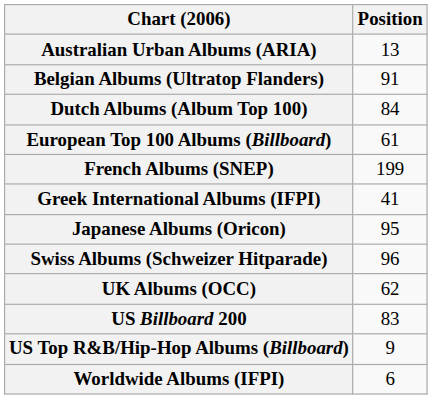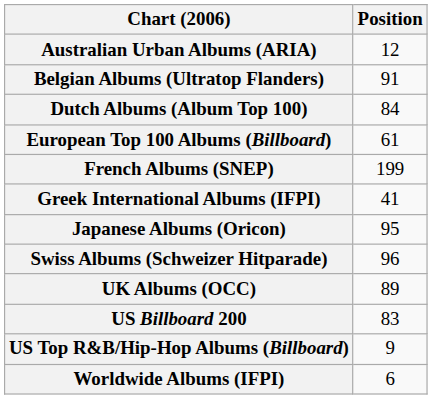(390, 49) 13 -> (390, 49) 12
(390, 288) 62 -> (390, 288) 89
